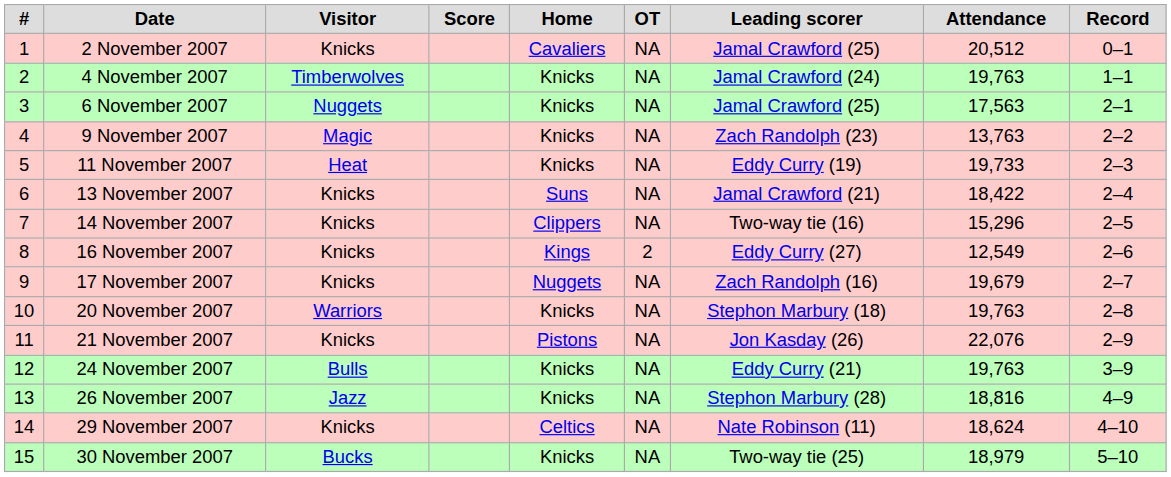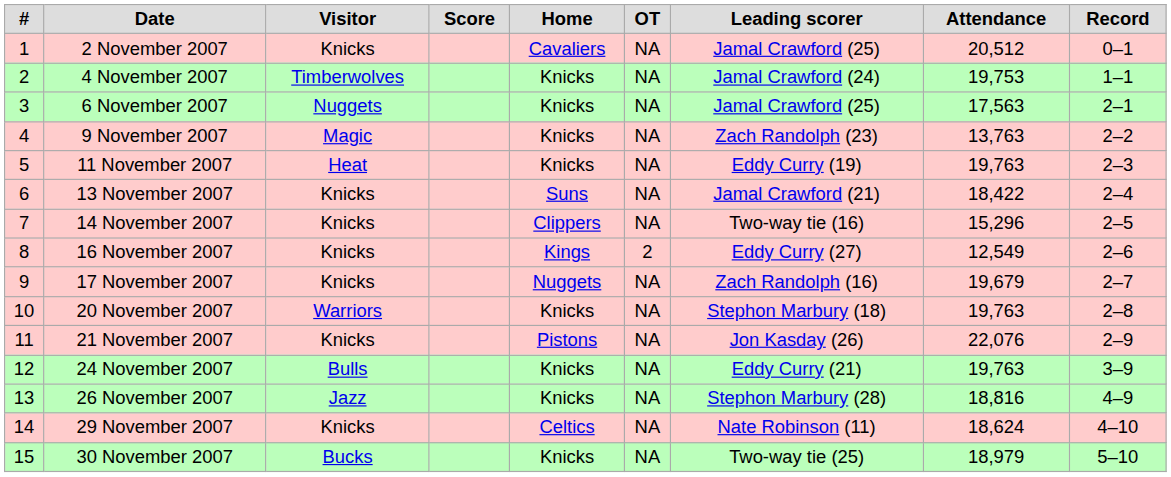(996, 77) 19,763 -> (996, 77) 19,753
(996, 164) 19,733 -> (996, 164) 19,763
